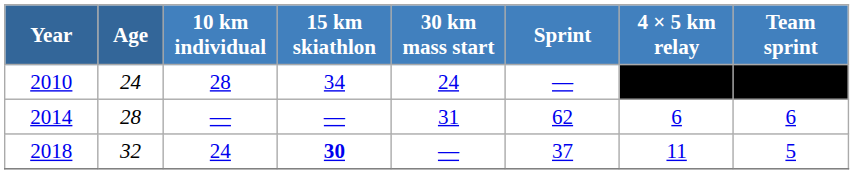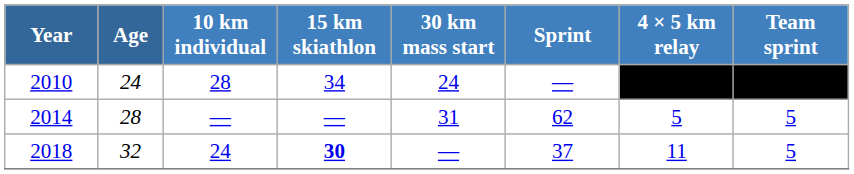(677, 116) 6 -> (677, 116) 5
(791, 116) 6 -> (791, 116) 5
